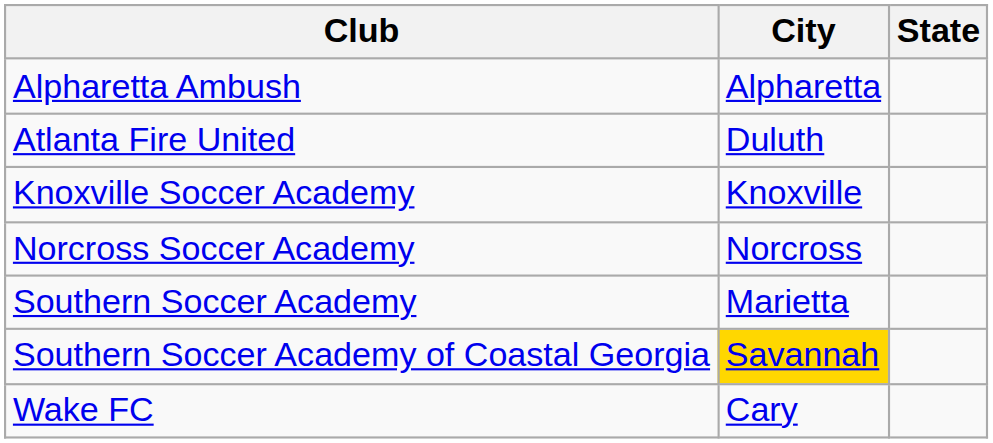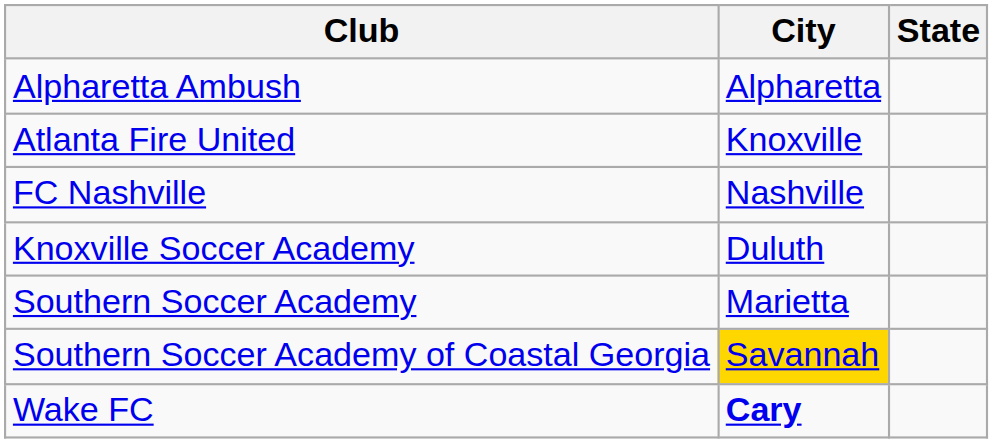(775, 139) Duluth -> (794, 139) Knoxville
+ row: (110, 193)
(794, 193) Knoxville -> (775, 247) Duluth
- row: (214, 247)
(762, 409) normal -> (764, 409) bold
